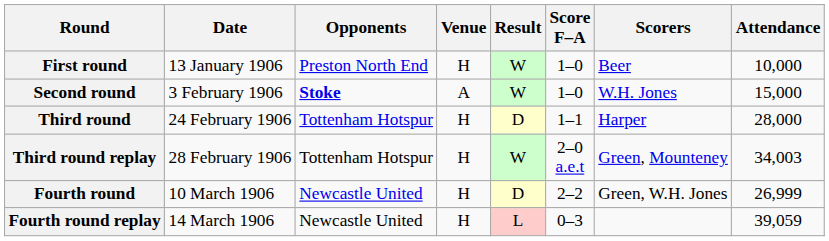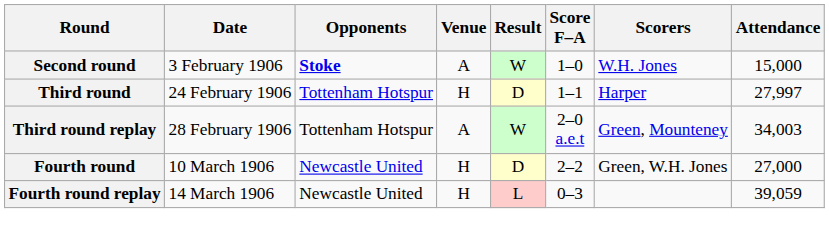- row: (85, 65)
(778, 119) 28,000 -> (778, 92) 27,997
(464, 156) H -> (464, 129) A
(778, 194) 26,999 -> (778, 166) 27,000
